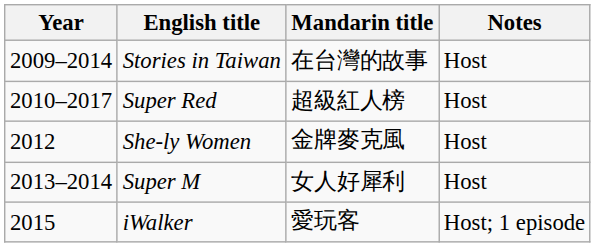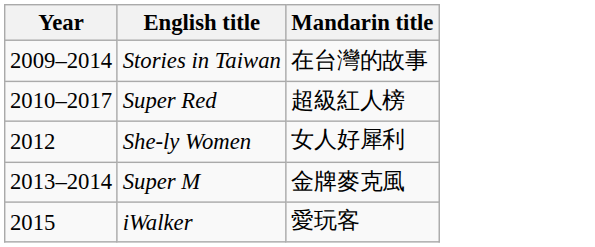- column: (515, 22)
(348, 140) 金牌麥克風 -> (348, 140) 女人好犀利
(348, 180) 女人好犀利 -> (348, 180) 金牌麥克風
